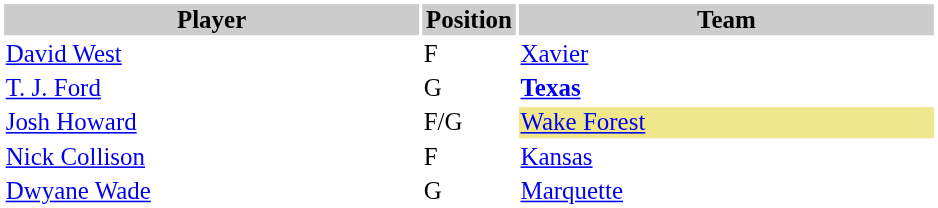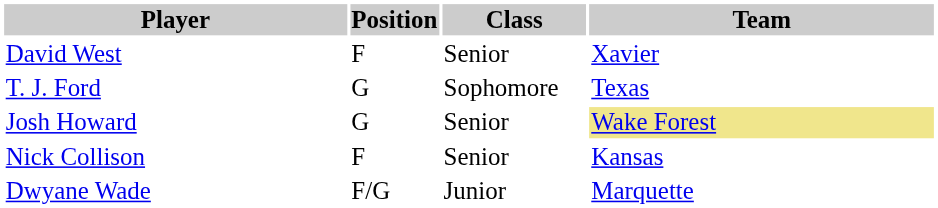+ column: (514, 19)
(551, 88) bold -> (620, 88) normal
(443, 122) F/G -> (360, 122) G
(433, 191) G -> (371, 191) F/G
